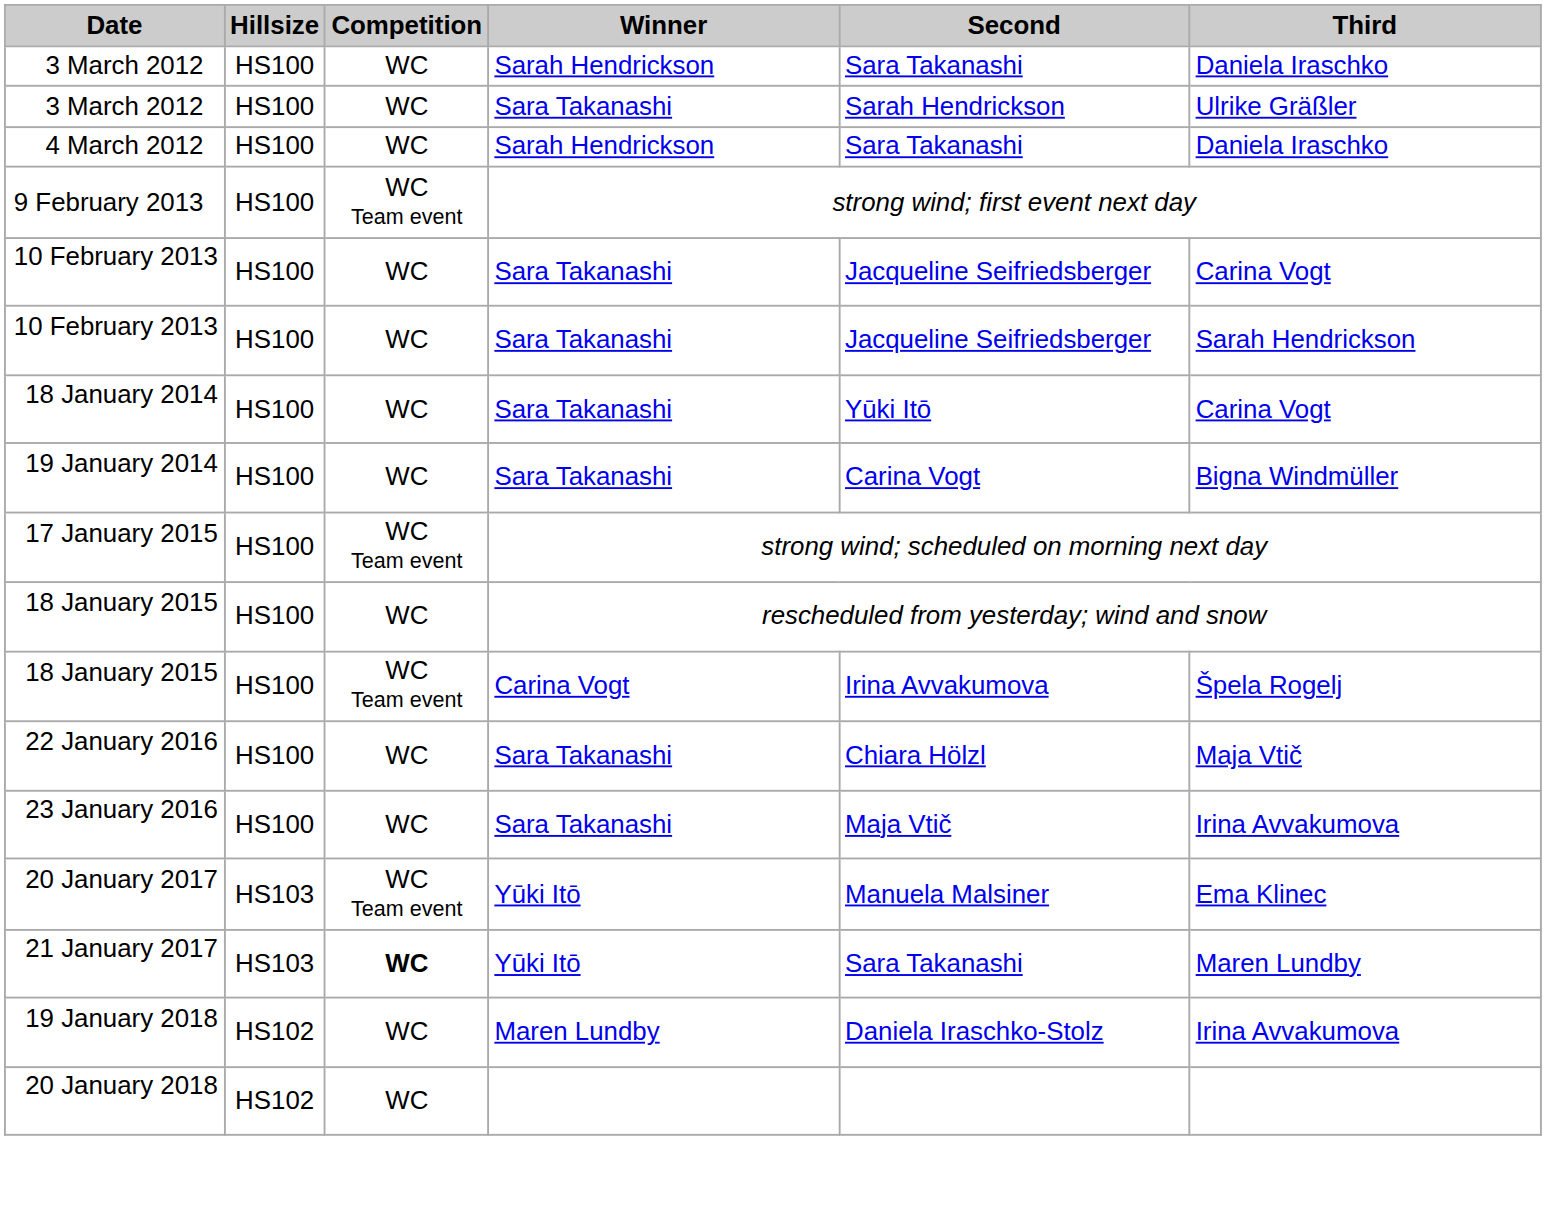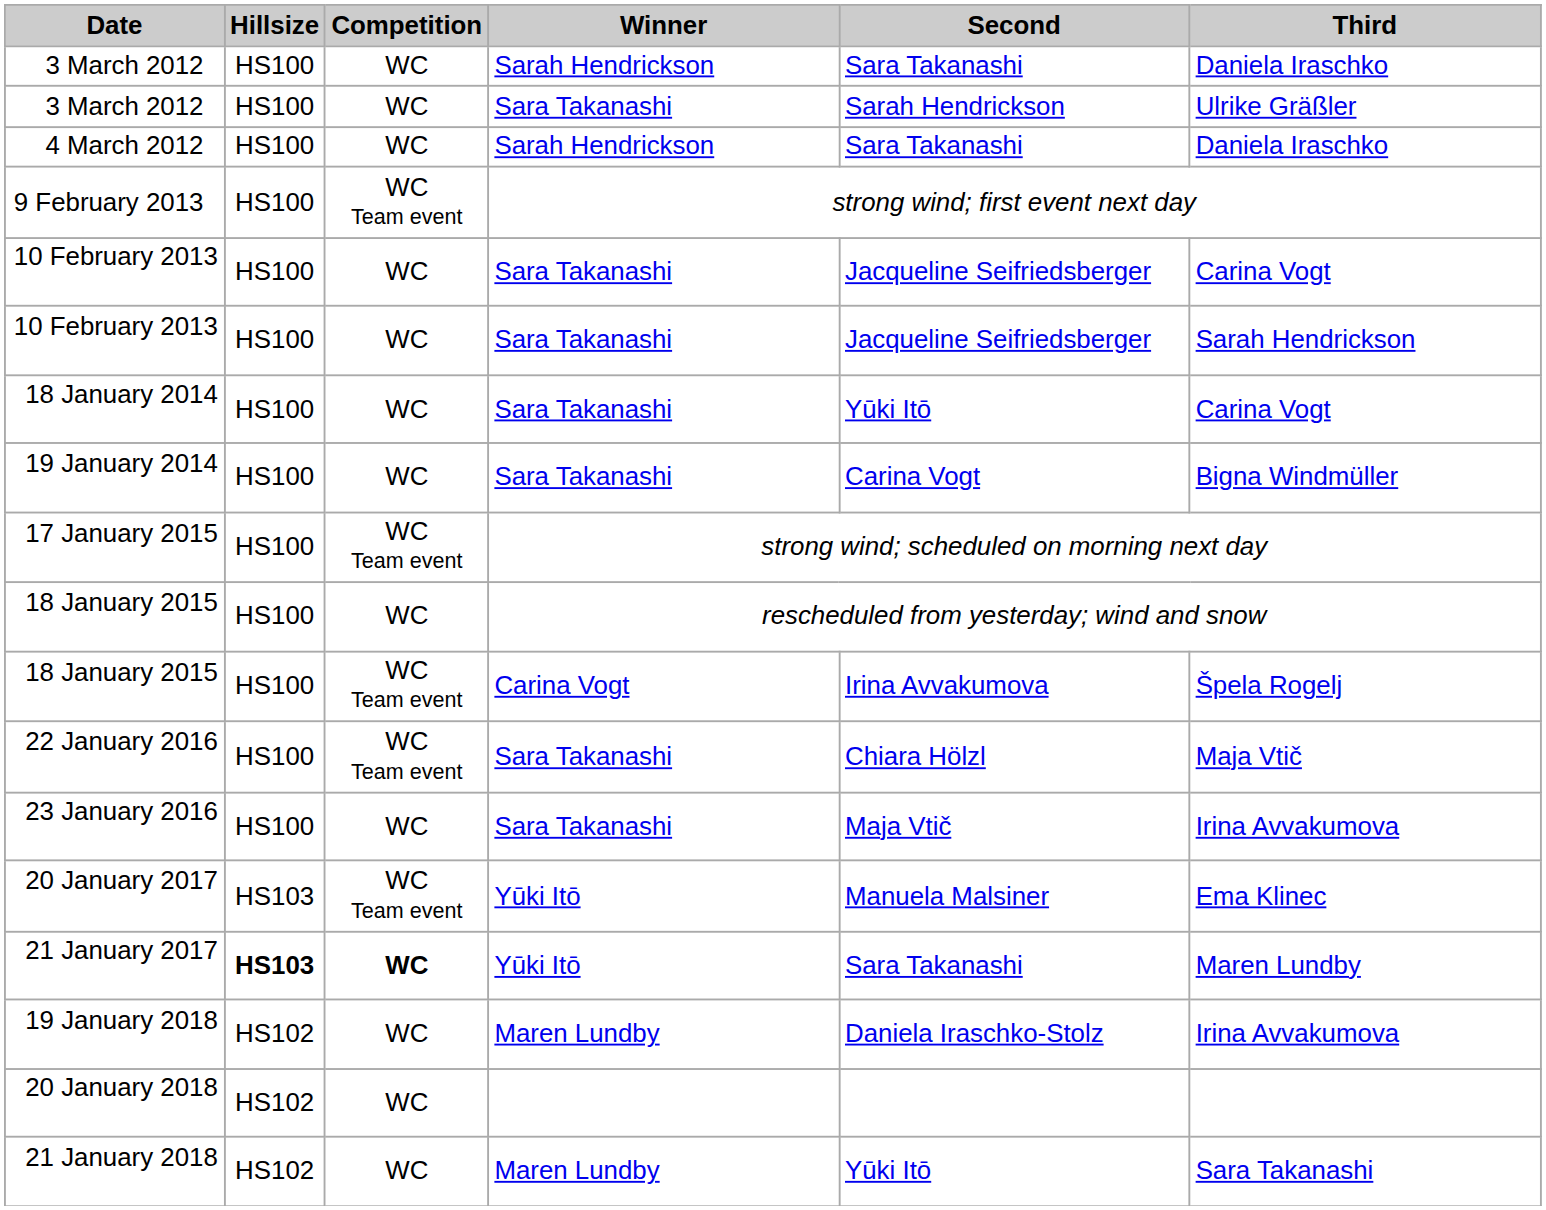(407, 755) WC -> (407, 754) WC Team event
(275, 963) normal -> (275, 965) bold
+ row: (122, 1171)
